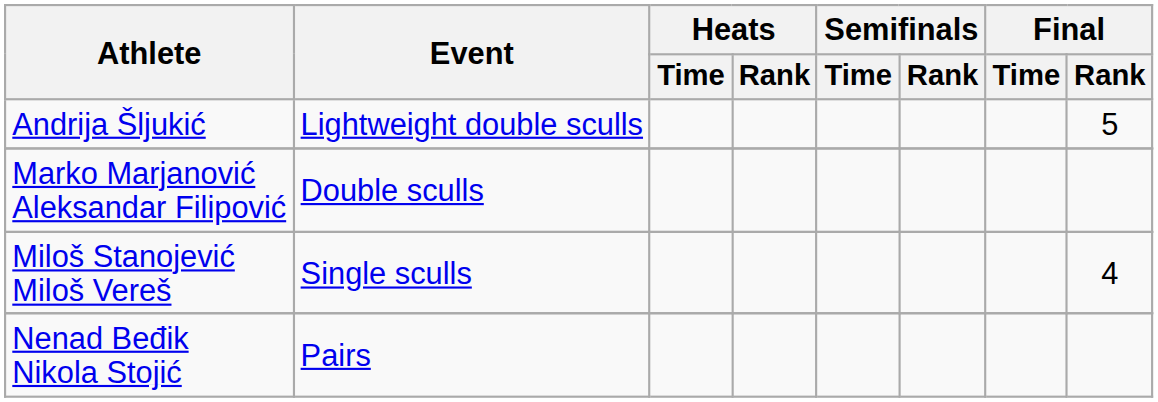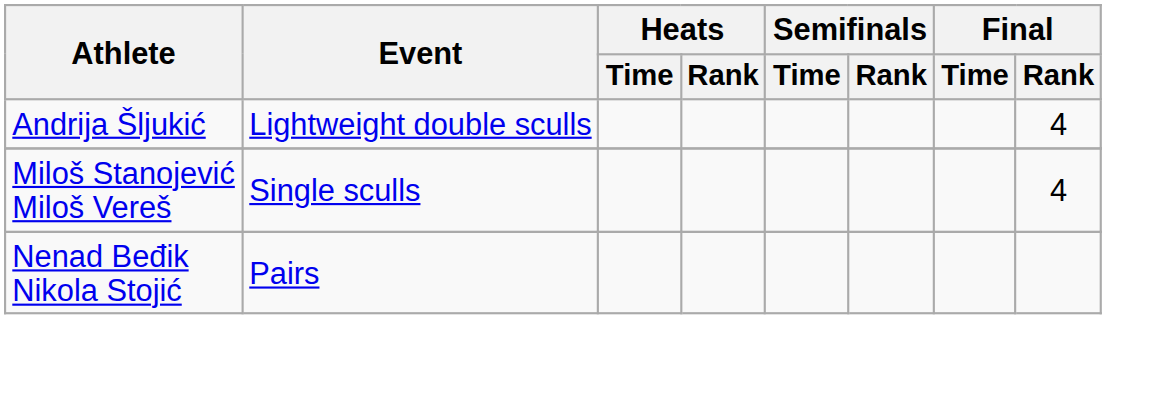(1110, 124) 5 -> (1058, 124) 4
- row: (149, 190)
